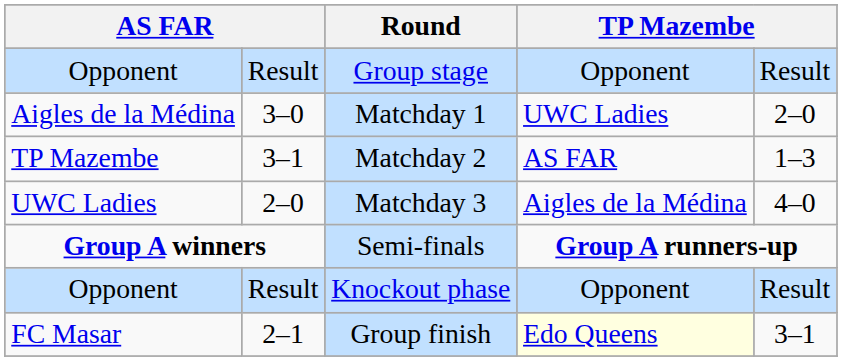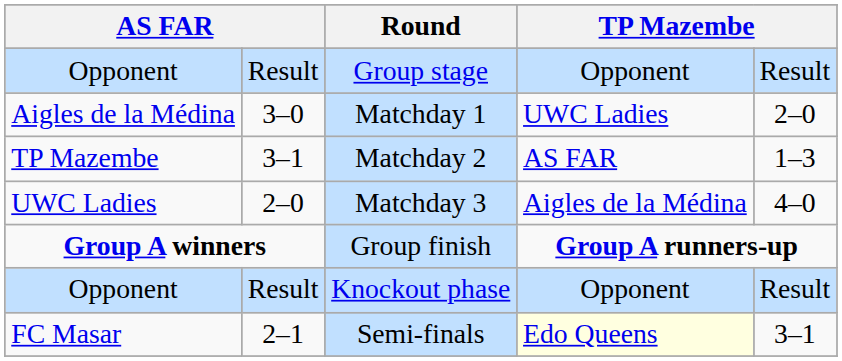(421, 245) Semi-finals -> (421, 245) Group finish
(421, 333) Group finish -> (421, 333) Semi-finals
